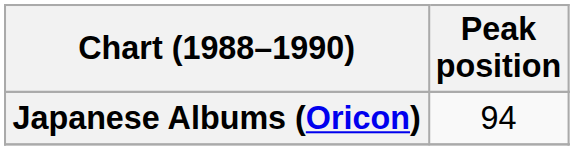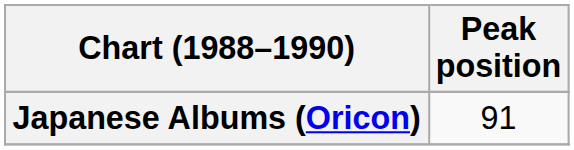(498, 117) 94 -> (498, 117) 91
